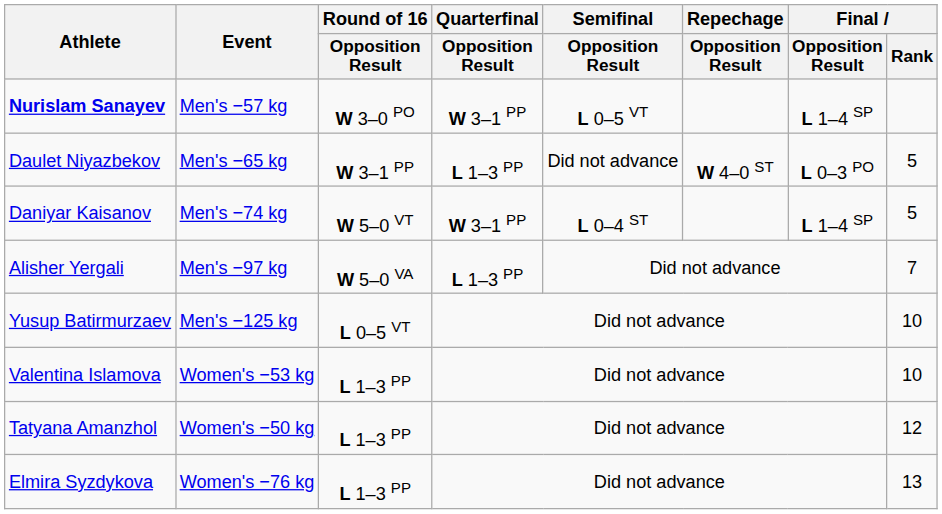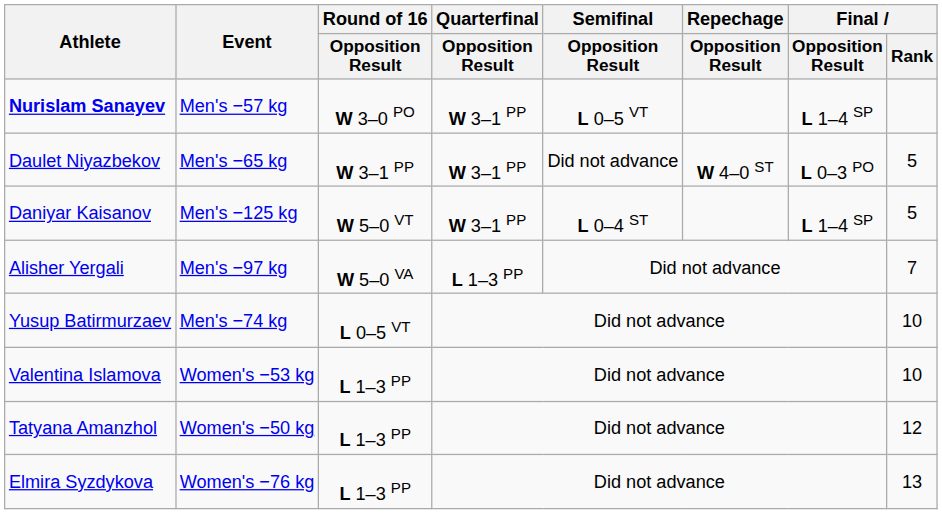(487, 170) L 1–3 PP -> (487, 170) W 3–1 PP
(234, 214) Men's −74 kg -> (239, 214) Men's −125 kg
(239, 321) Men's −125 kg -> (234, 321) Men's −74 kg
